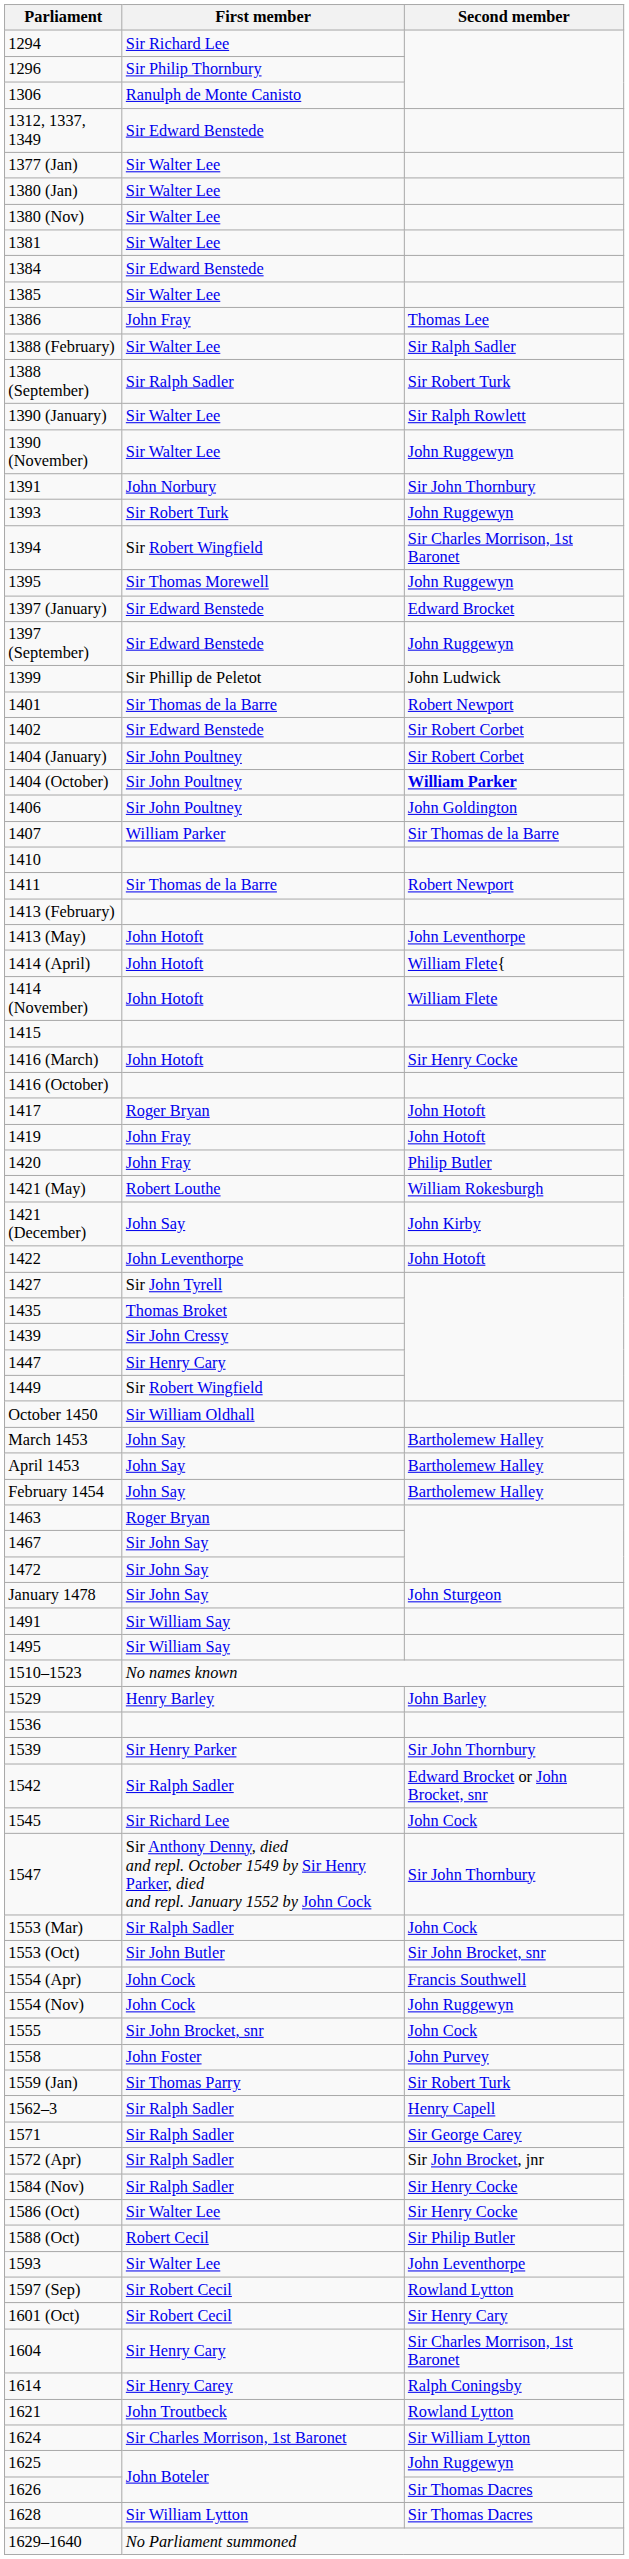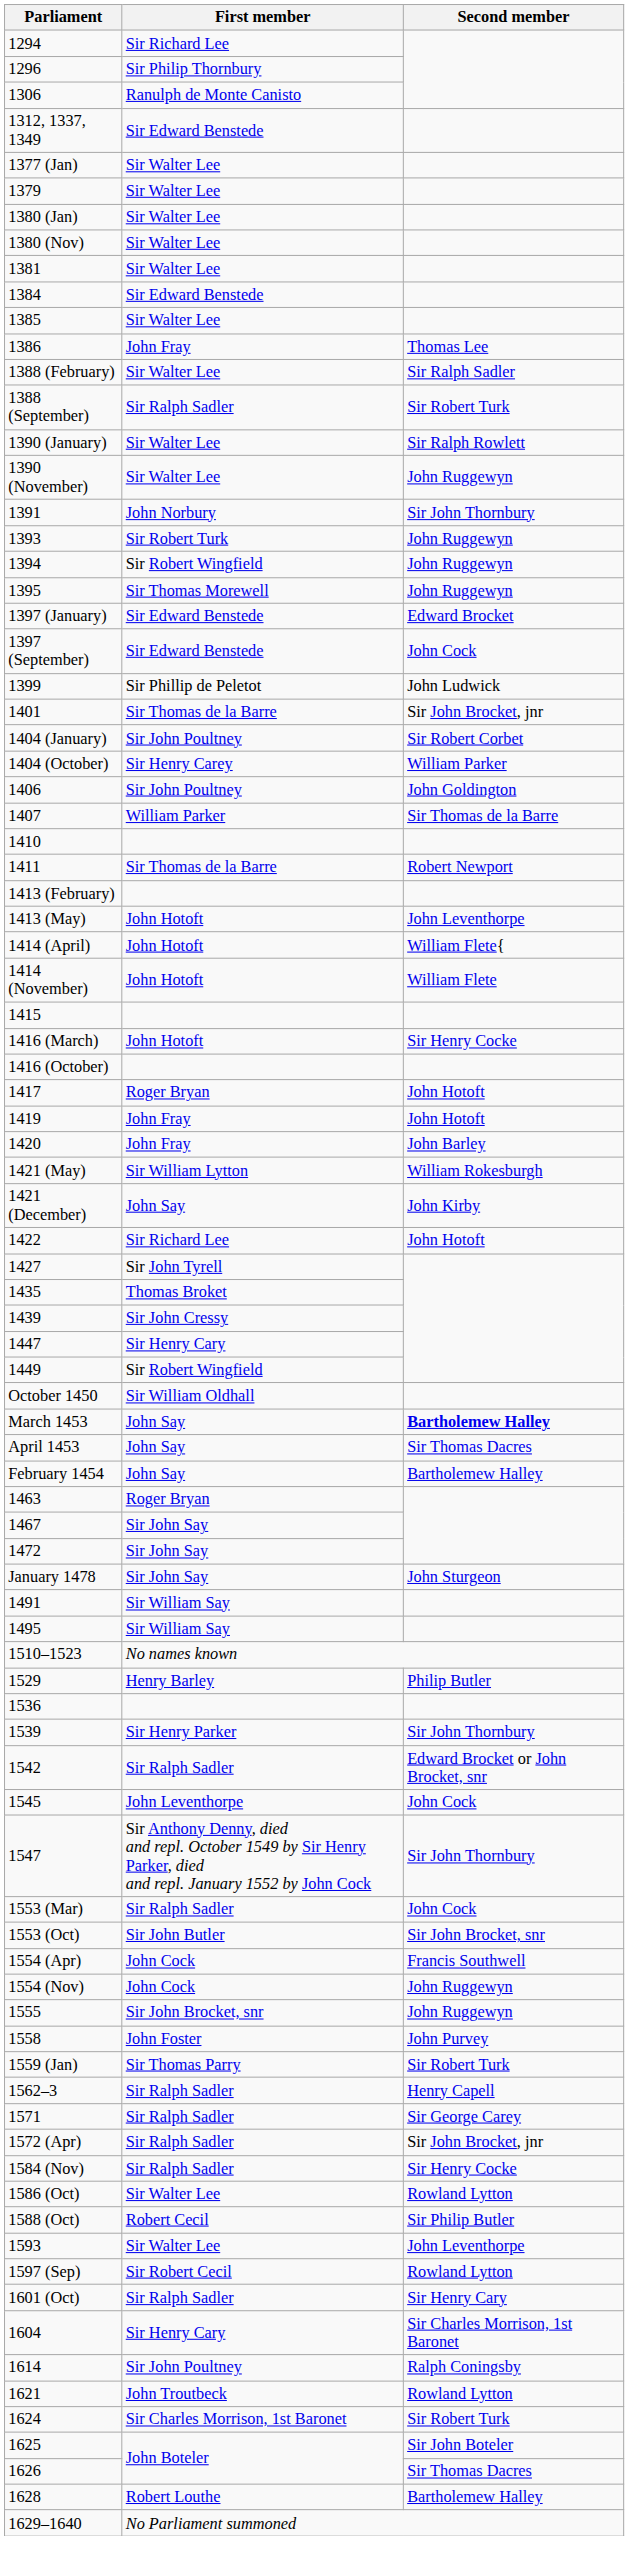+ row: (25, 191)
(490, 547) Sir Charles Morrison, 1st Baronet -> (460, 564) John Ruggewyn
(461, 643) John Ruggewyn -> (442, 651) John Cock
(461, 704) Robert Newport -> (475, 712) Sir John Brocket, jnr
- row: (25, 730)
(184, 782) Sir John Poultney -> (179, 763) Sir Henry Carey
(462, 782) bold -> (457, 763) normal
(450, 1162) Philip Butler -> (446, 1144) John Barley
(173, 1188) Robert Louthe -> (187, 1170) Sir William Lytton
(185, 1258) John Leventhorpe -> (177, 1240) Sir Richard Lee
(476, 1440) normal -> (479, 1421) bold
(476, 1465) Bartholemew Halley -> (470, 1447) Sir Thomas Dacres
(447, 1698) John Barley -> (449, 1680) Philip Butler
(178, 1820) Sir Richard Lee -> (184, 1802) John Leventhorpe
(443, 2031) John Cock -> (460, 2012) John Ruggewyn
(463, 2212) Sir Henry Cocke -> (460, 2193) Rowland Lytton
(179, 2315) Sir Robert Cecil -> (180, 2297) Sir Ralph Sadler
(179, 2386) Sir Henry Carey -> (184, 2367) Sir John Poultney
(469, 2437) Sir William Lytton -> (458, 2419) Sir Robert Turk
(461, 2463) John Ruggewyn -> (460, 2445) Sir John Boteler
(187, 2515) Sir William Lytton -> (173, 2497) Robert Louthe
(470, 2515) Sir Thomas Dacres -> (475, 2497) Bartholemew Halley
